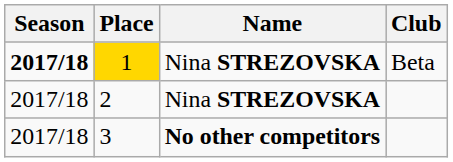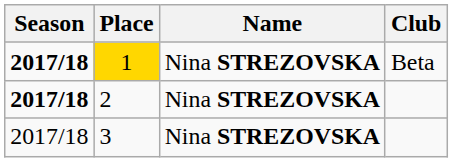(49, 99) normal -> (49, 99) bold
(272, 136) No other competitors -> (272, 136) Nina STREZOVSKA
